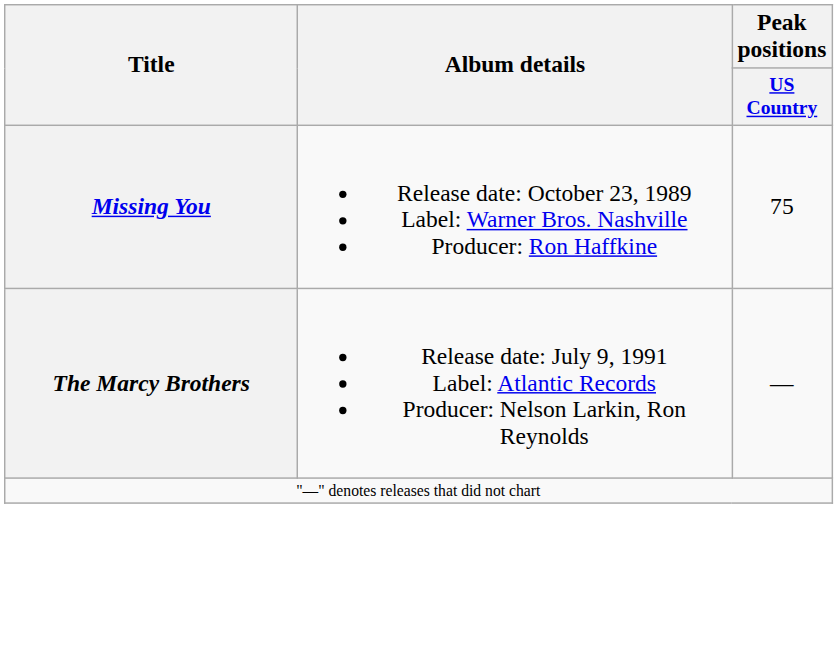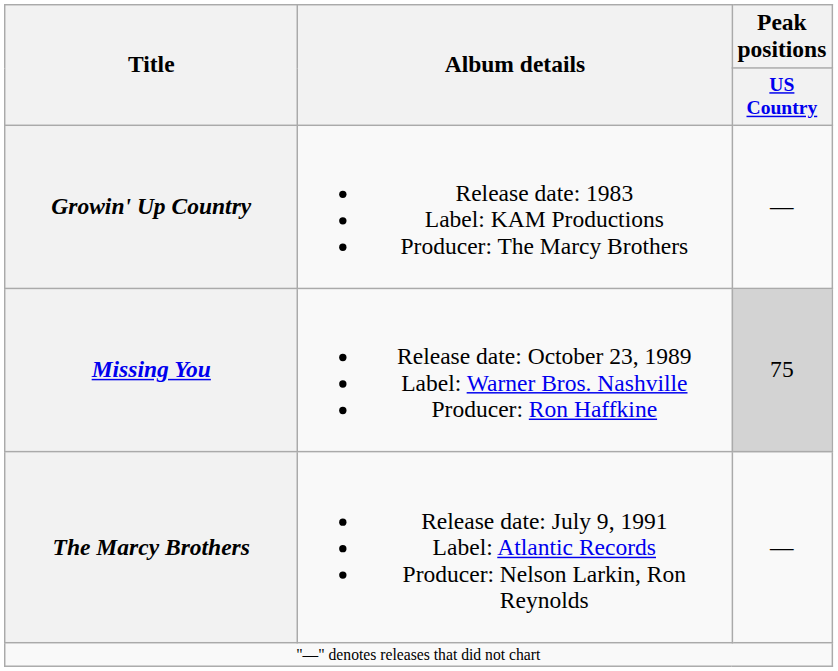+ row: (151, 206)
(782, 206) no background -> (782, 370) lightgrey background
